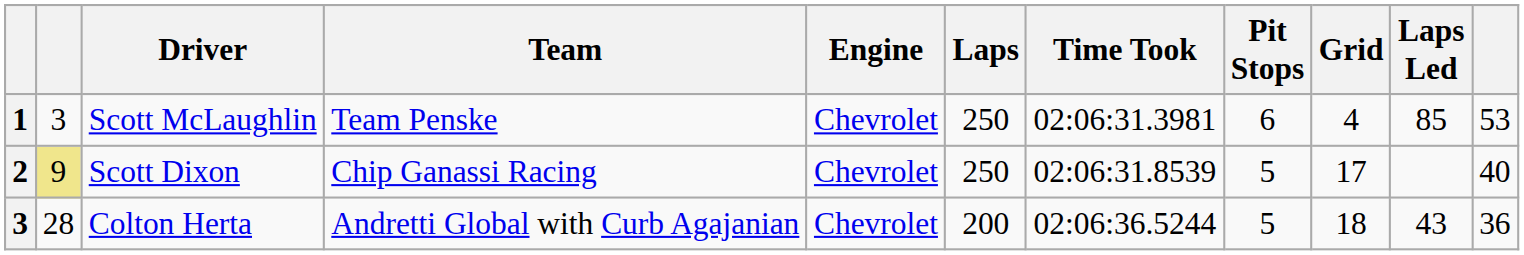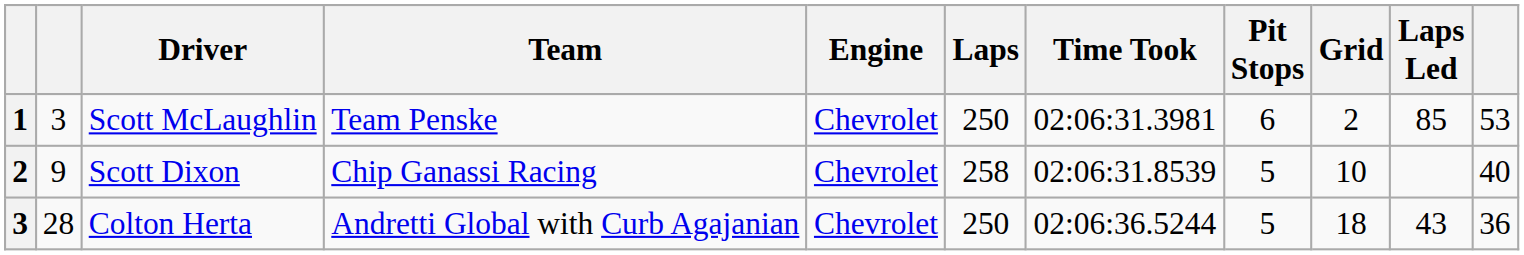(1351, 119) 4 -> (1351, 119) 2
(58, 171) khaki background -> (58, 171) no background
(986, 171) 250 -> (986, 171) 258
(1351, 171) 17 -> (1351, 171) 10
(986, 223) 200 -> (986, 223) 250
